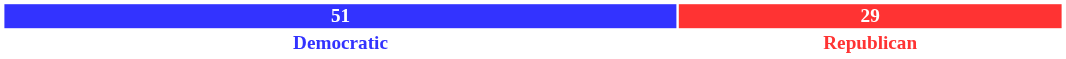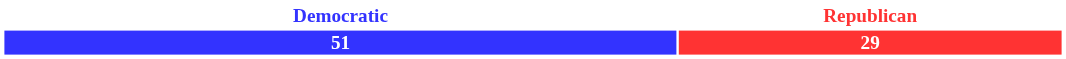rows swapped: (341, 16) <-> (341, 42)
